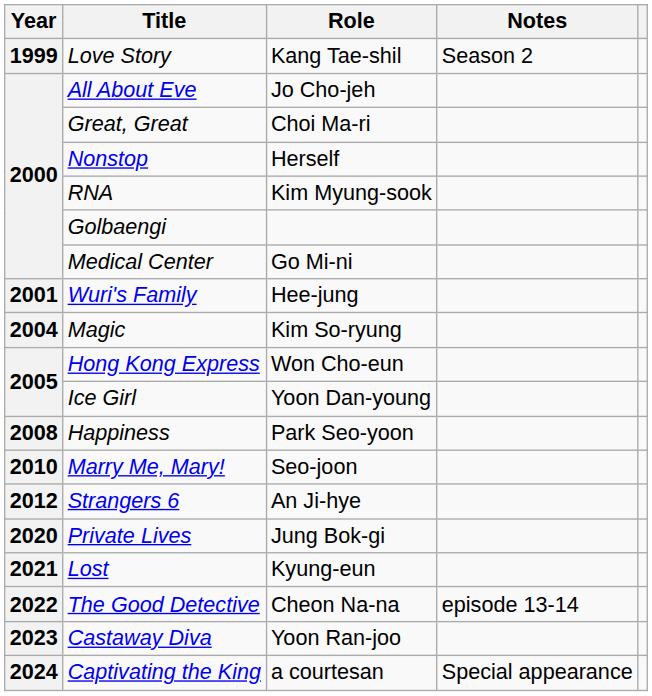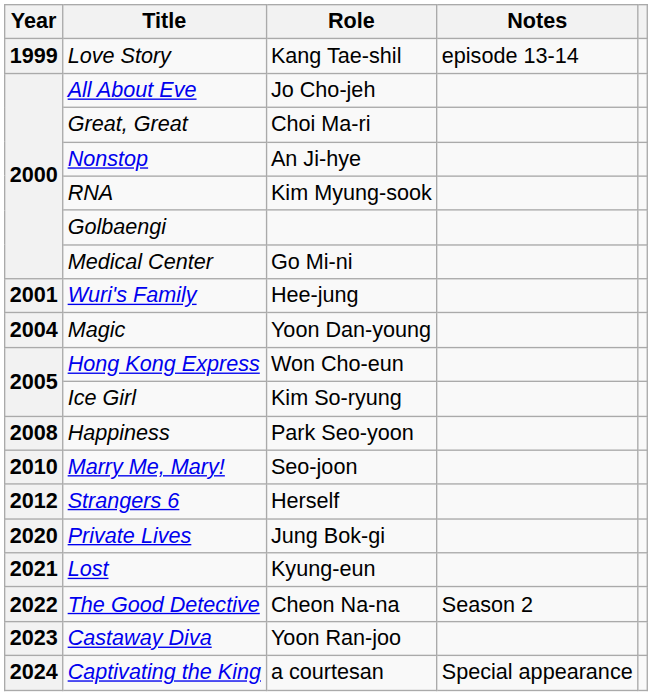(487, 55) Season 2 -> (510, 55) episode 13-14
(305, 158) Herself -> (316, 158) An Ji-hye
(336, 329) Kim So-ryung -> (351, 329) Yoon Dan-young
(351, 398) Yoon Dan-young -> (336, 398) Kim So-ryung
(316, 501) An Ji-hye -> (305, 501) Herself
(510, 603) episode 13-14 -> (487, 603) Season 2
